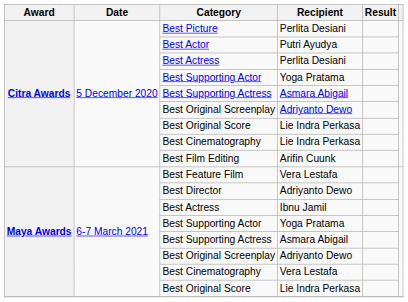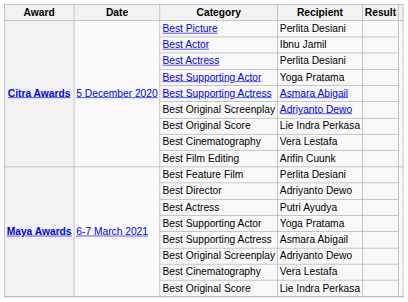(308, 45) Putri Ayudya -> (303, 45) Ibnu Jamil
(320, 142) Lie Indra Perkasa -> (309, 142) Vera Lestafa
(309, 175) Vera Lestafa -> (313, 175) Perlita Desiani
(303, 207) Ibnu Jamil -> (308, 207) Putri Ayudya
